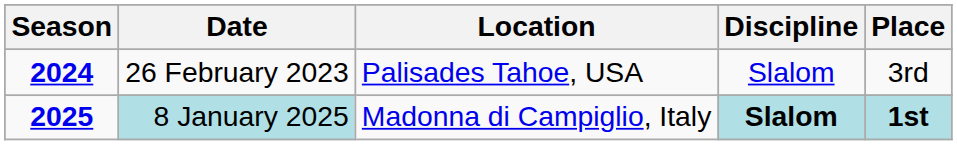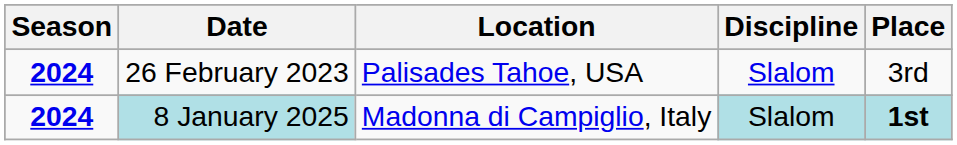(62, 116) 2025 -> (62, 116) 2024
(791, 116) bold -> (791, 116) normal
